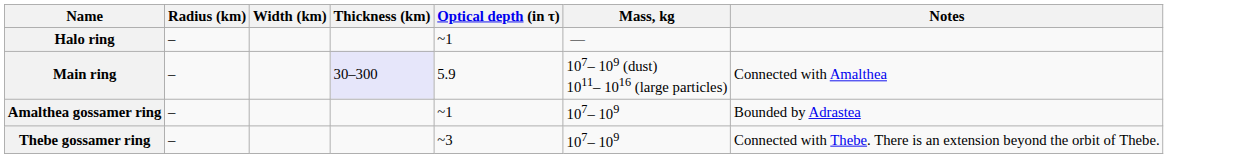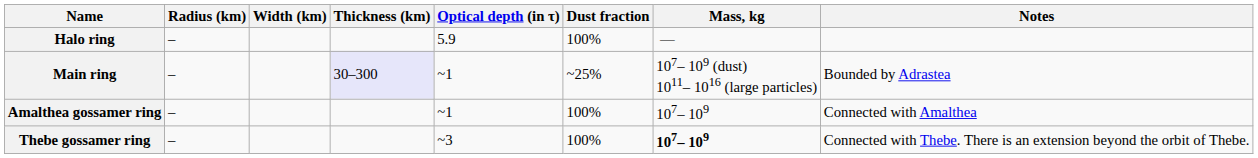+ column: (608, 16)
(445, 39) ~1 -> (446, 39) 5.9
(446, 75) 5.9 -> (445, 75) ~1
(811, 75) Connected with Amalthea -> (887, 75) Bounded by Adrastea
(797, 112) Bounded by Adrastea -> (900, 112) Connected with Amalthea
(593, 140) normal -> (683, 140) bold
